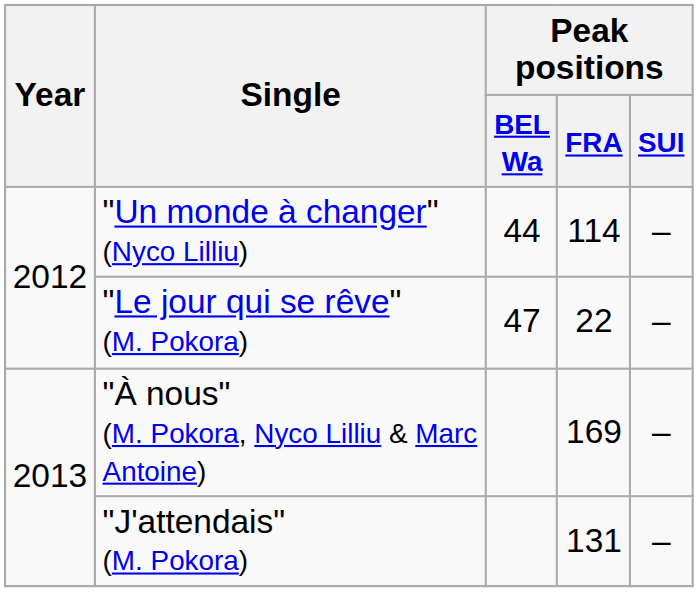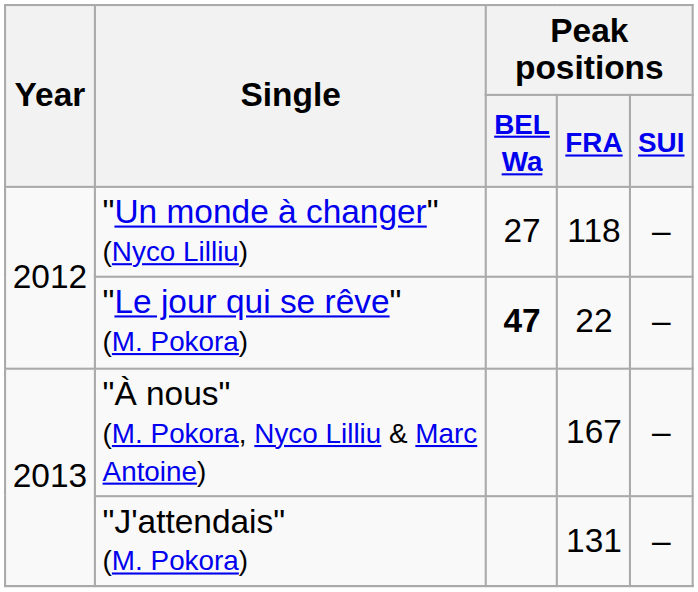(522, 231) 44 -> (522, 231) 27
(594, 231) 114 -> (594, 231) 118
(522, 321) normal -> (522, 321) bold
(594, 431) 169 -> (594, 431) 167
